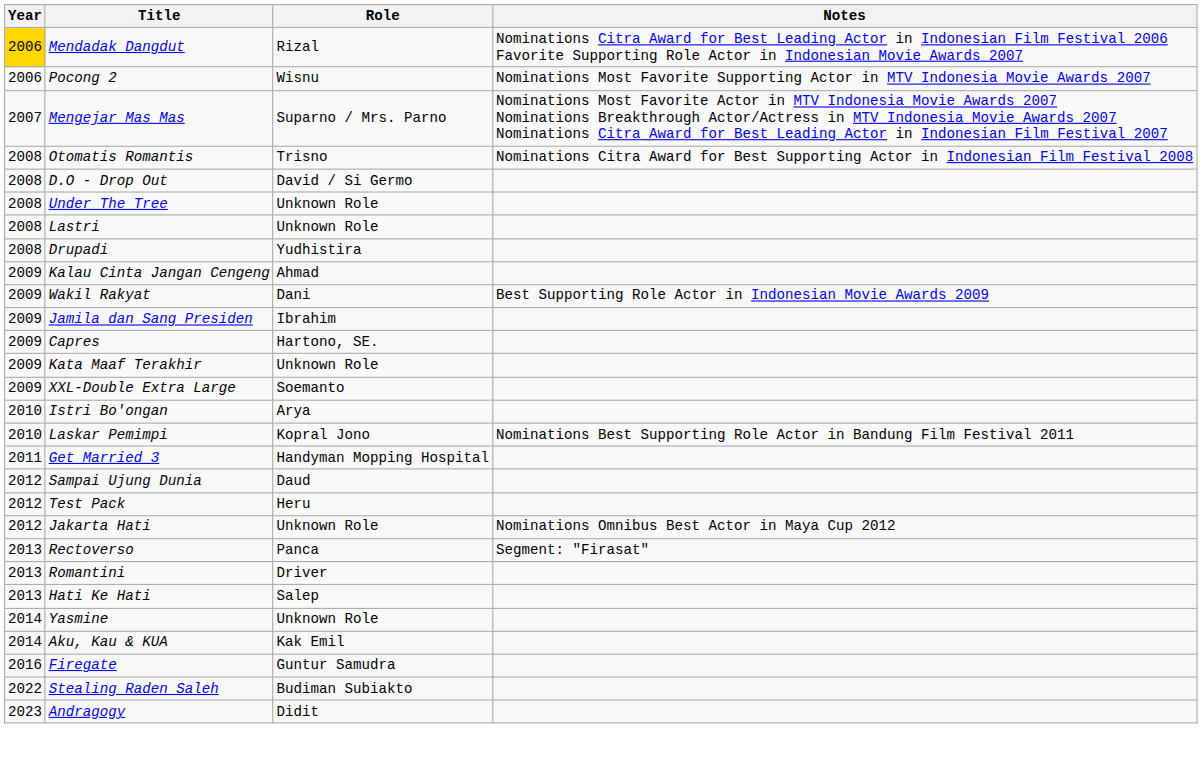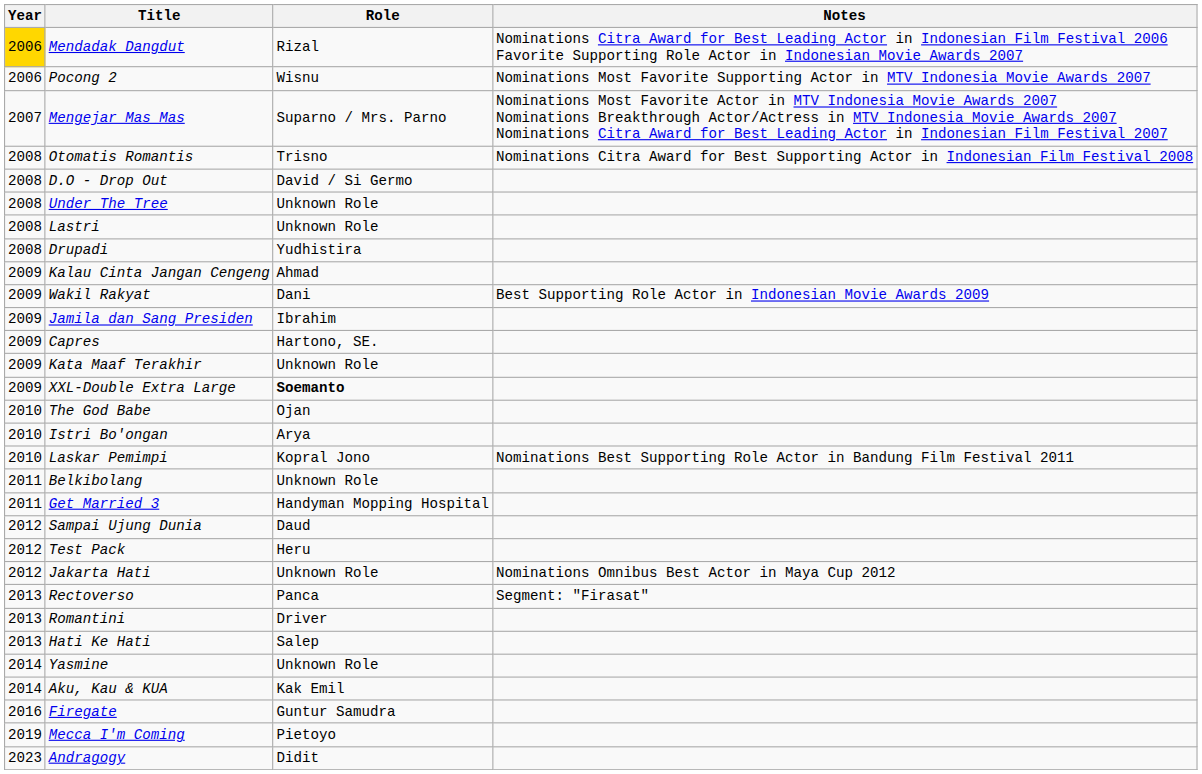(311, 388) normal -> (311, 388) bold
+ row: (100, 412)
+ row: (95, 481)
+ row: (117, 735)
- row: (134, 689)
